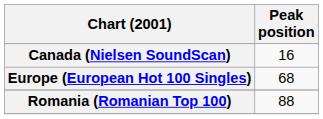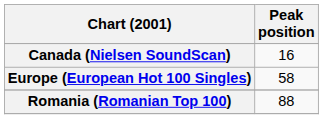(286, 78) 68 -> (286, 78) 58
